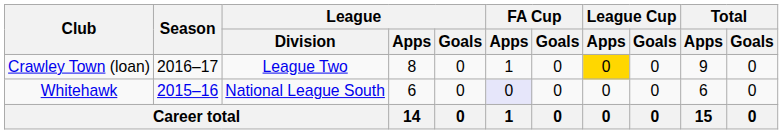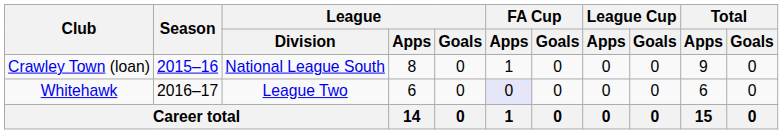(188, 66) 2016–17 -> (188, 66) 2015–16
(305, 66) League Two -> (305, 66) National League South
(606, 66) gold background -> (606, 66) no background
(188, 91) 2015–16 -> (188, 91) 2016–17
(305, 91) National League South -> (305, 91) League Two
